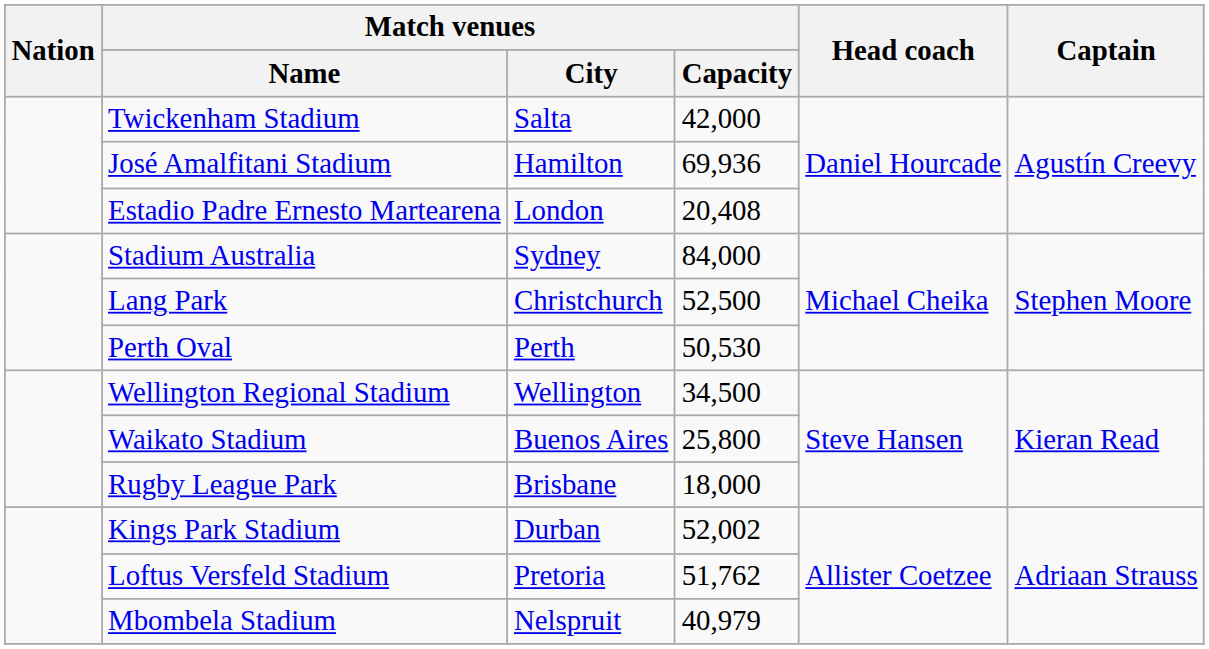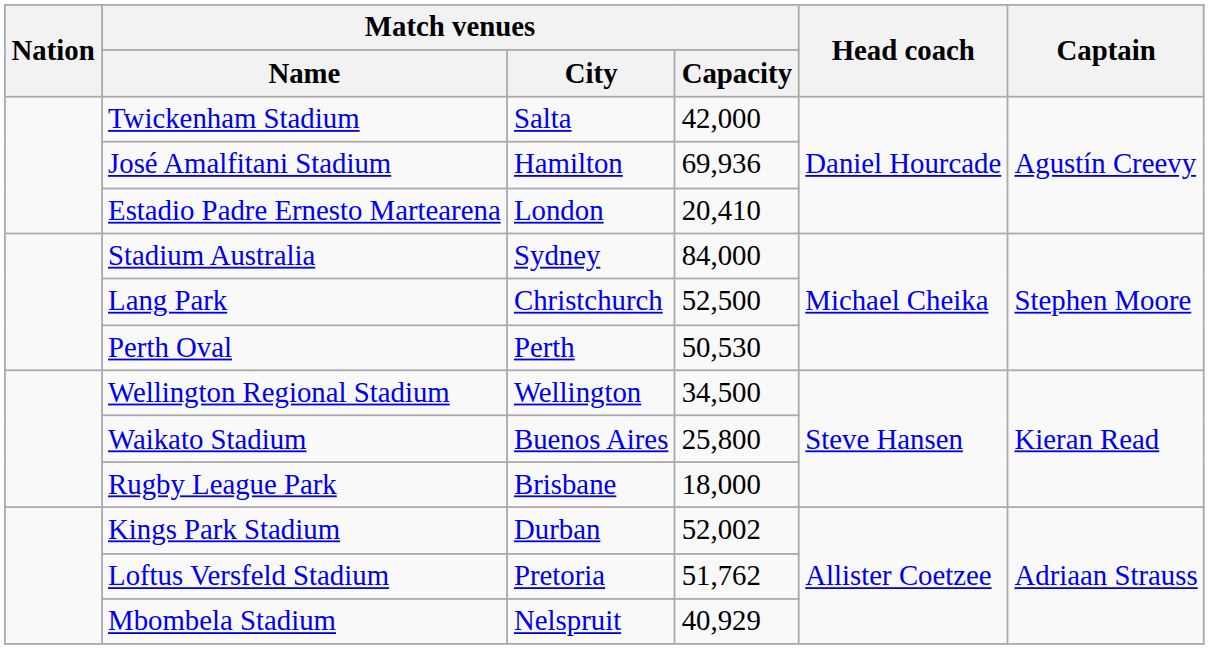(721, 210) 20,408 -> (721, 210) 20,410
(721, 621) 40,979 -> (721, 621) 40,929
